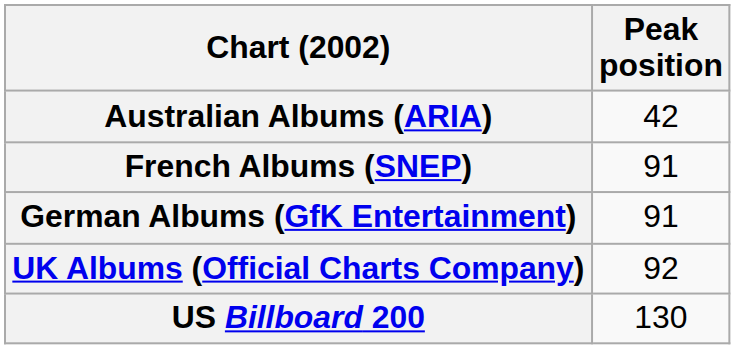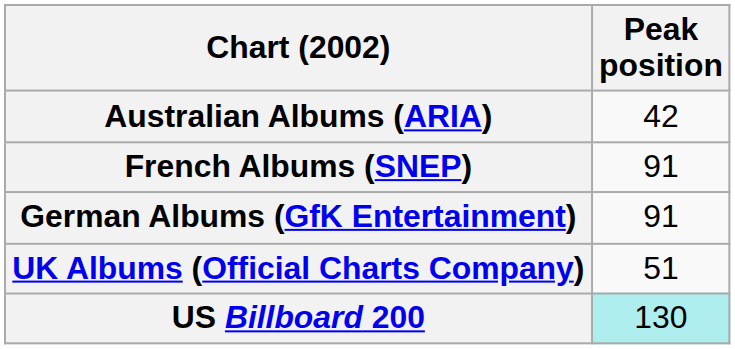(661, 267) 92 -> (661, 267) 51
(661, 318) no background -> (661, 318) paleturquoise background
